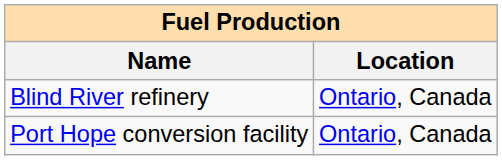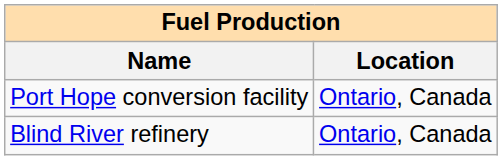rows swapped: (159, 135) <-> (109, 97)
